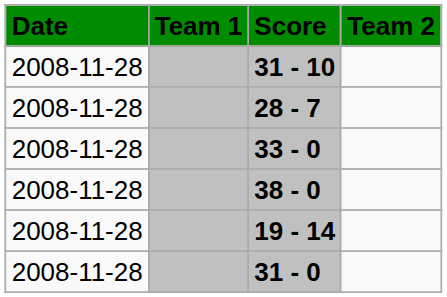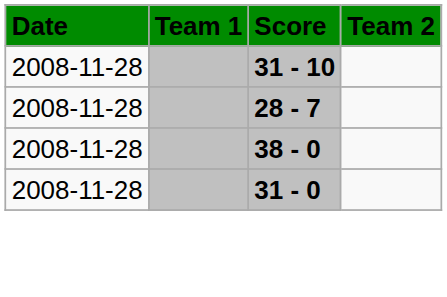- row: (288, 149)
- row: (295, 231)
